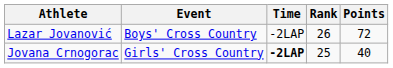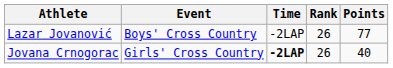(364, 33) 72 -> (364, 33) 77
(324, 53) 25 -> (324, 53) 26
